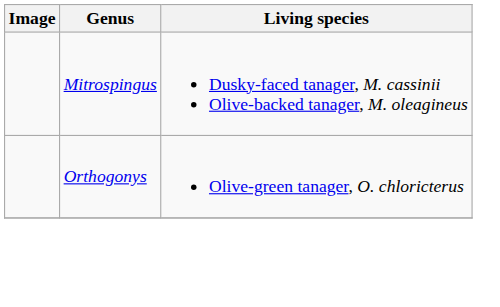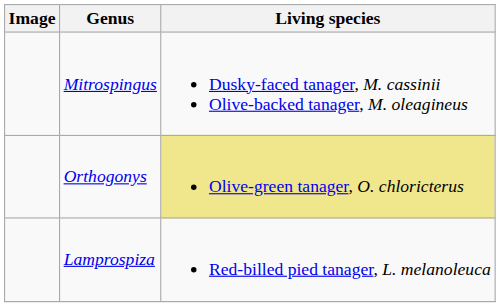(316, 187) no background -> (328, 187) khaki background
+ row: (109, 259)
